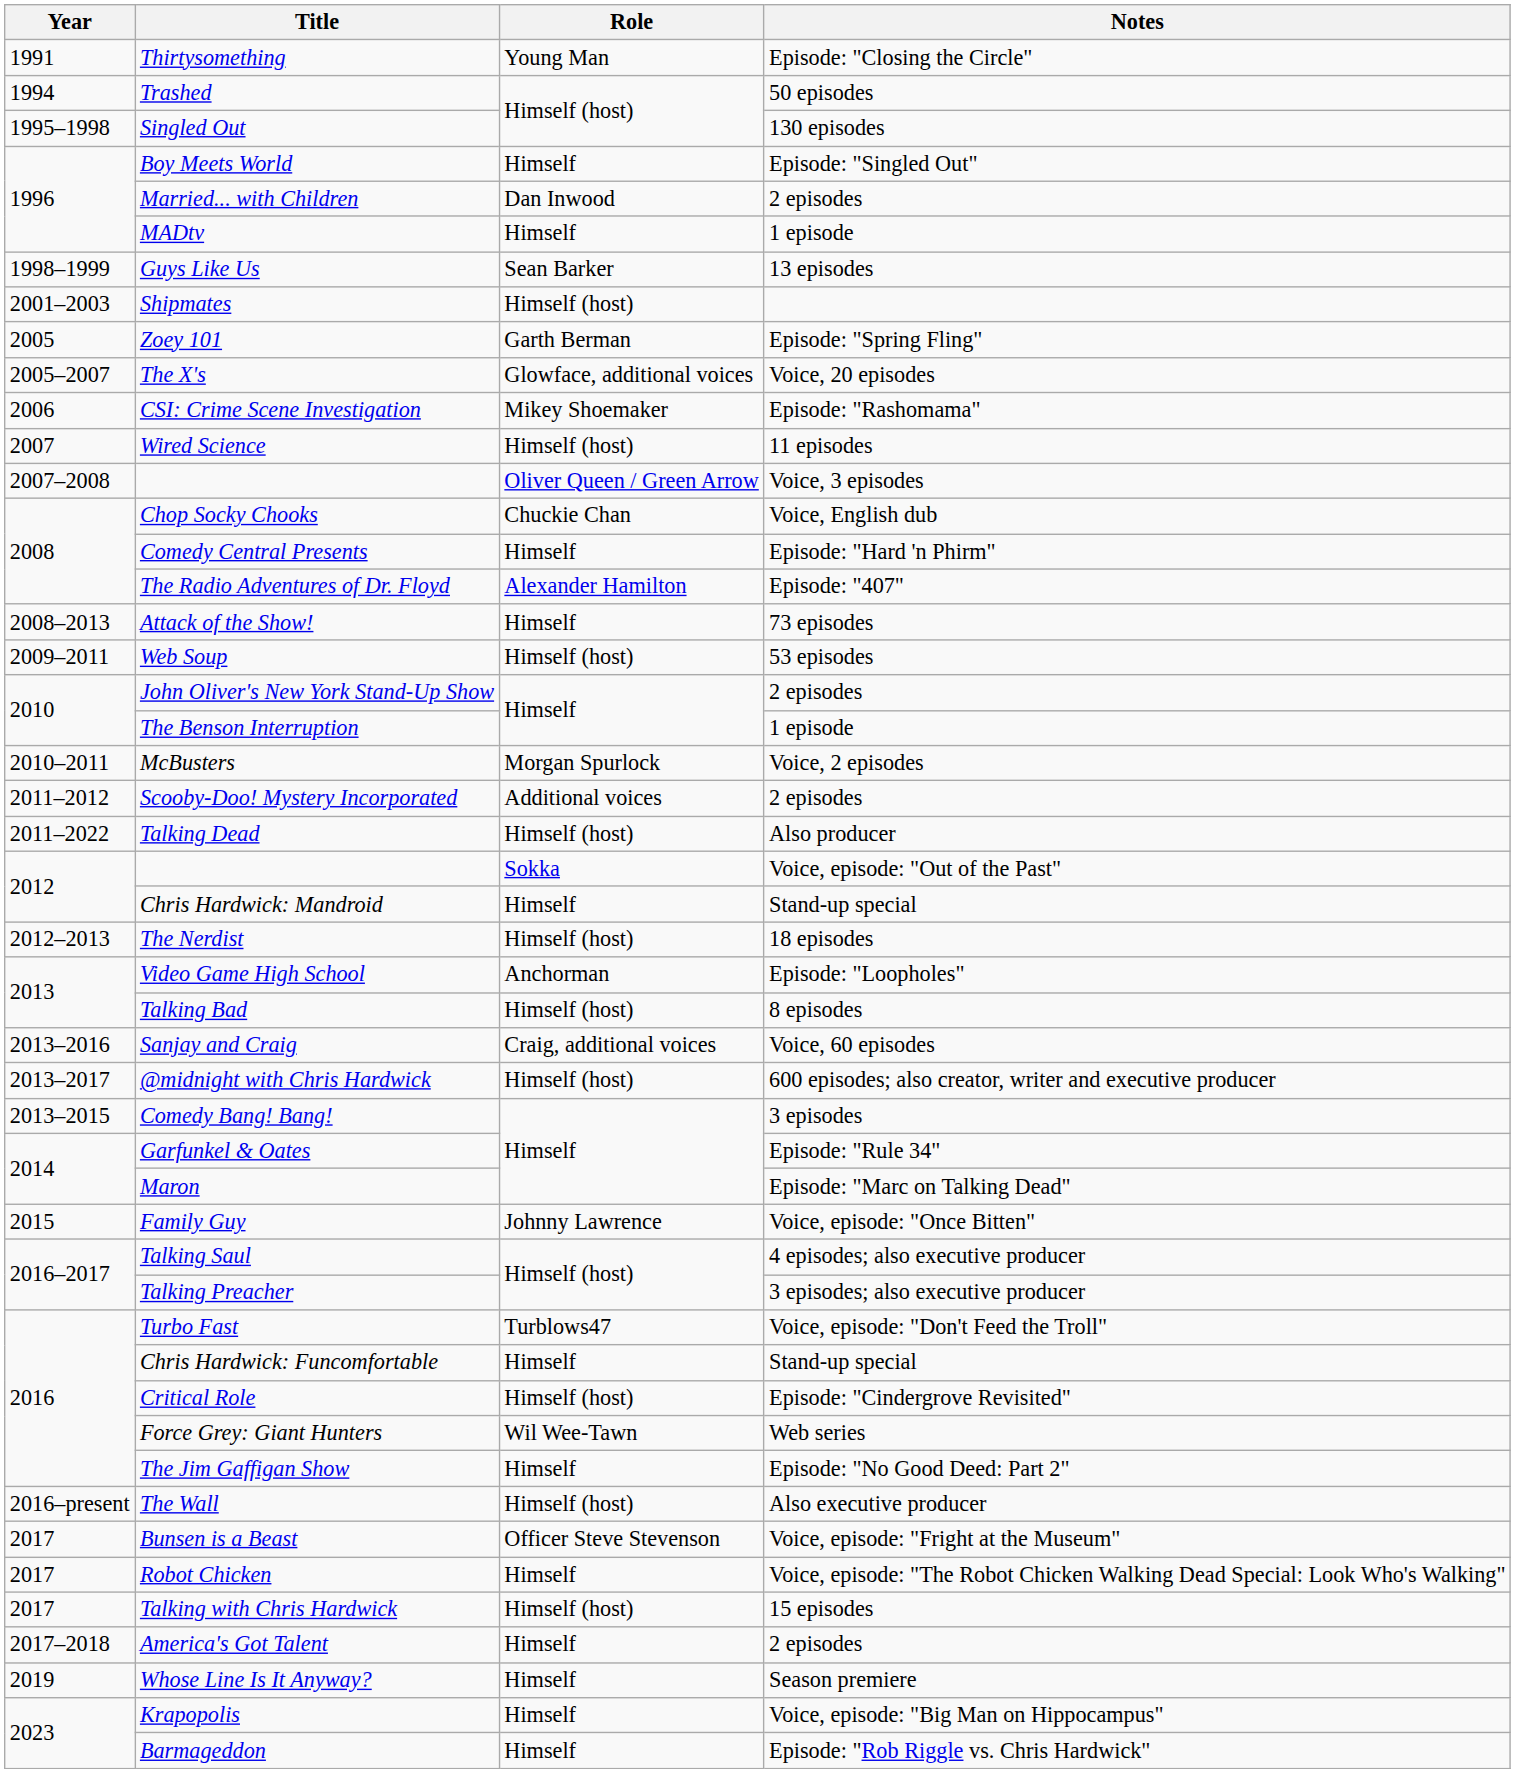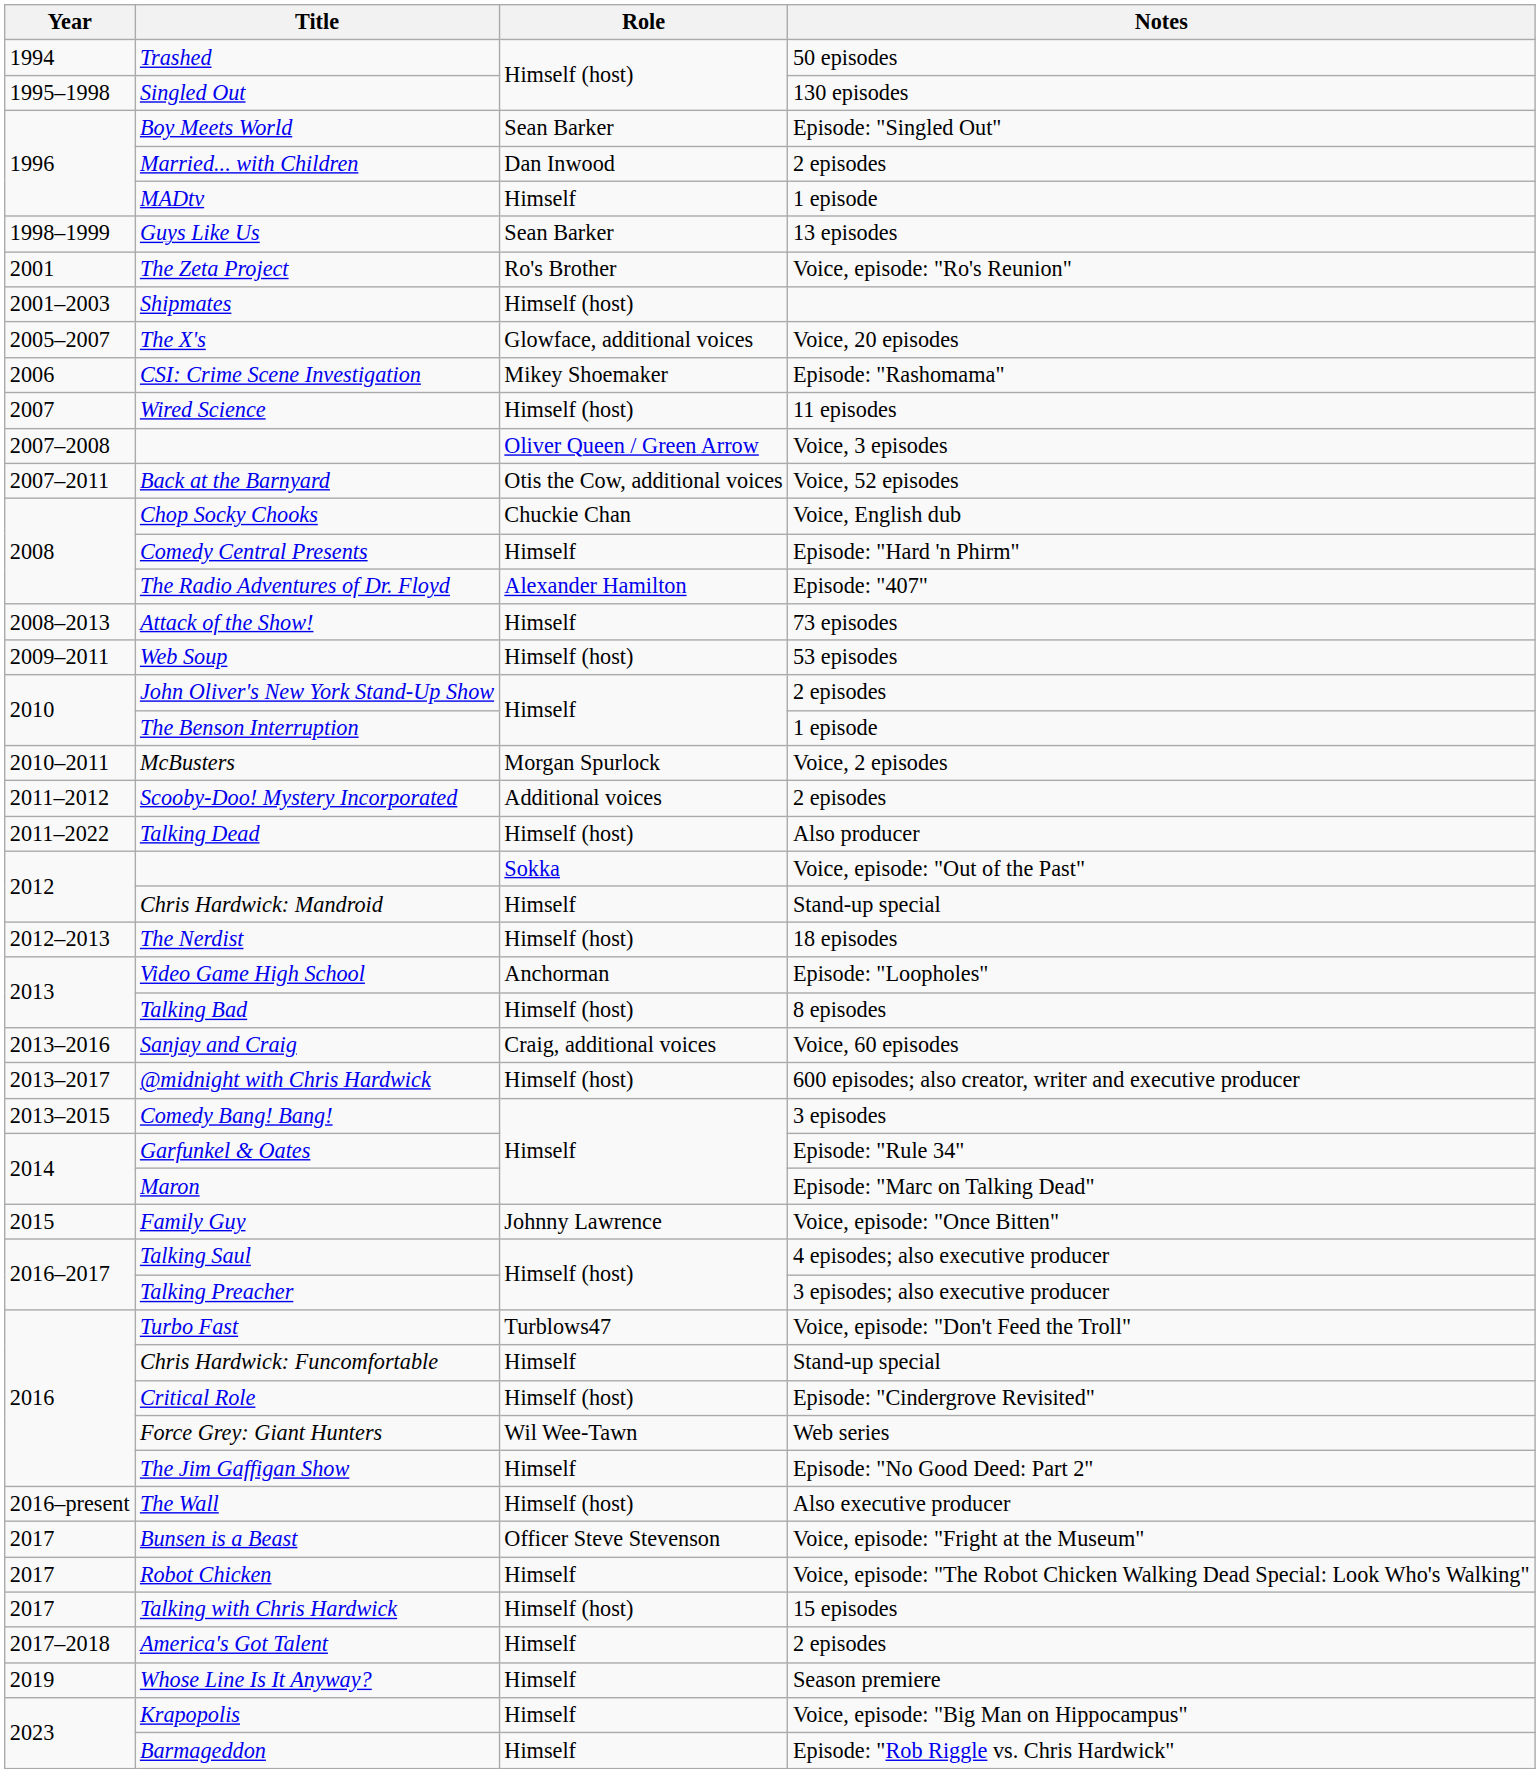- row: (213, 57)
(540, 163) Himself -> (559, 127) Sean Barker
+ row: (214, 269)
- row: (181, 339)
+ row: (235, 480)
